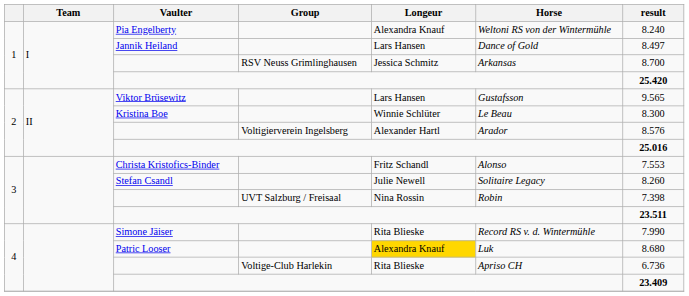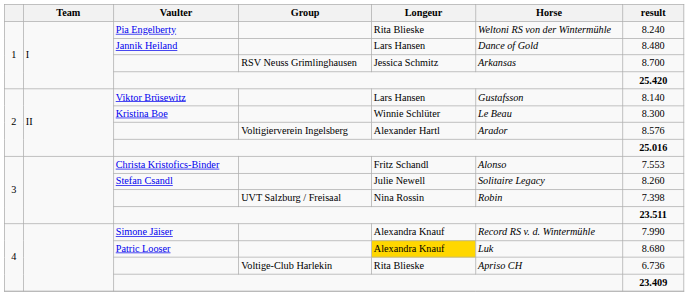(409, 30) Alexandra Knauf -> (399, 30) Rita Blieske
(653, 47) 8.497 -> (653, 47) 8.480
(653, 97) 9.565 -> (653, 97) 8.140
(399, 232) Rita Blieske -> (409, 232) Alexandra Knauf
